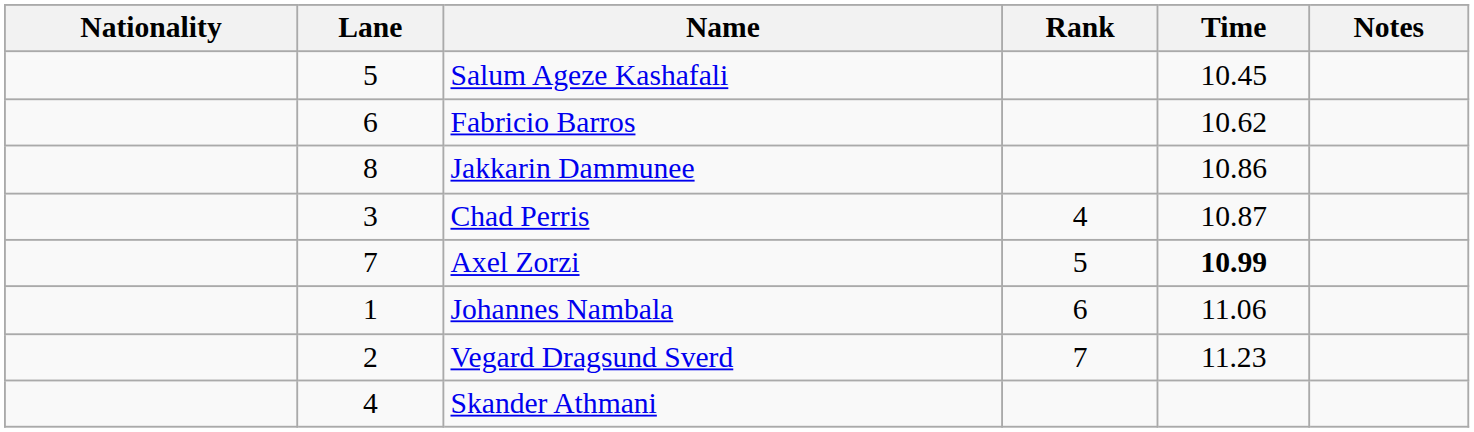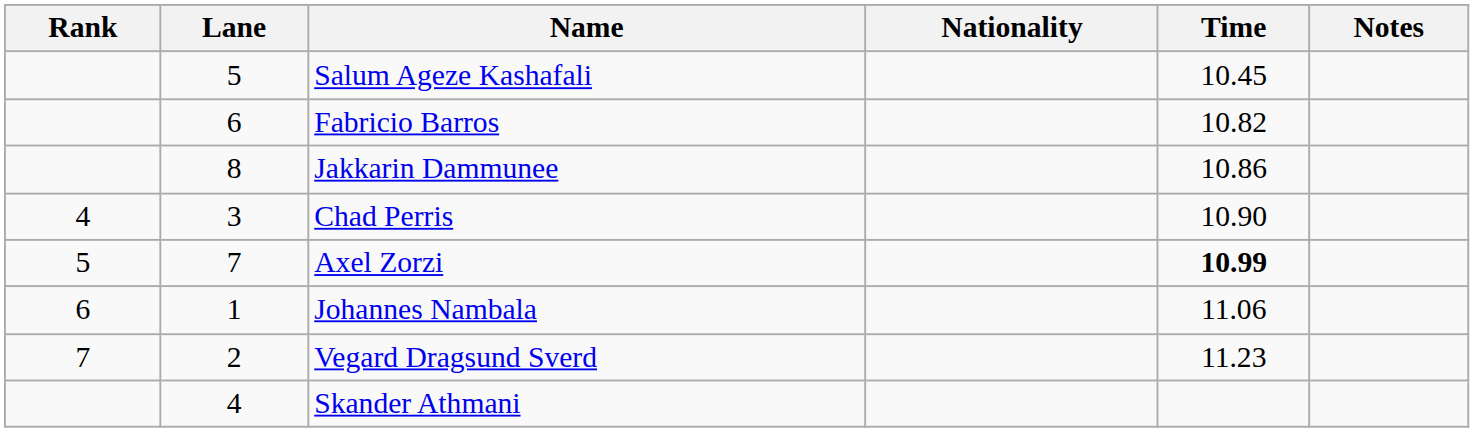columns swapped: (1080, 27) <-> (151, 27)
(1234, 121) 10.62 -> (1234, 121) 10.82
(1234, 215) 10.87 -> (1234, 215) 10.90
